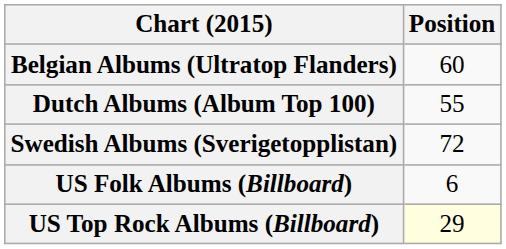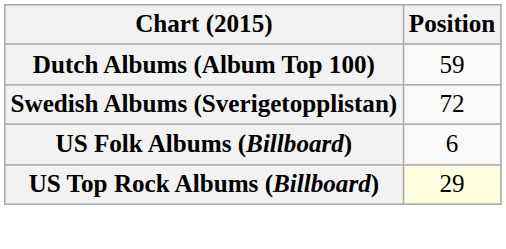- row: (204, 64)
(452, 104) 55 -> (452, 64) 59
